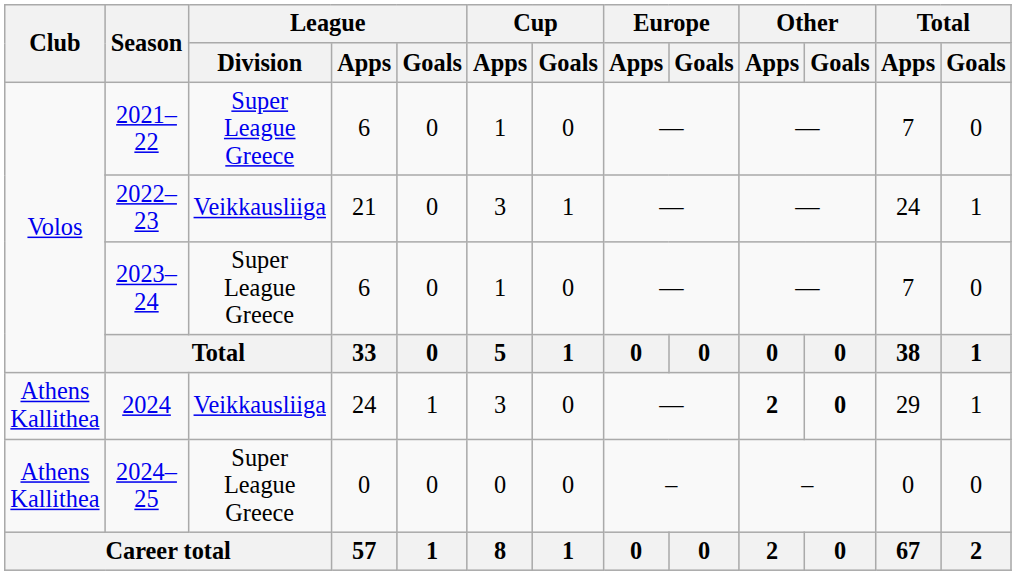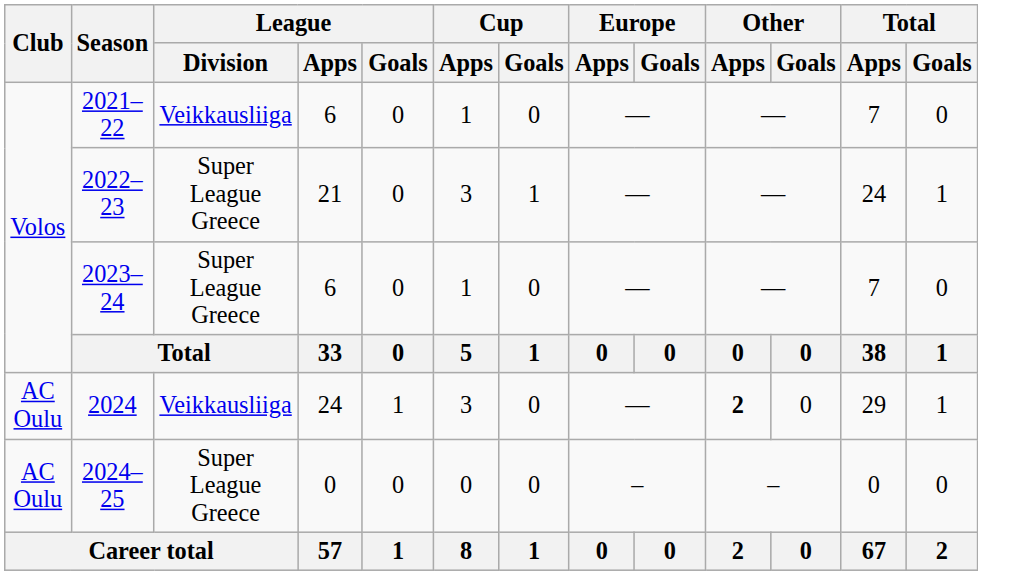(260, 128) Super League Greece -> (226, 114) Veikkausliiga
(260, 207) Veikkausliiga -> (226, 194) Super League Greece
(55, 405) Athens Kallithea -> (38, 405) AC Oulu
(840, 405) bold -> (806, 405) normal
(55, 485) Athens Kallithea -> (38, 485) AC Oulu
